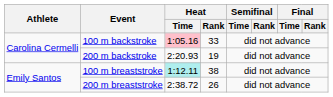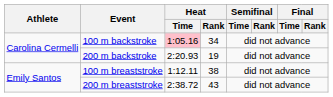(213, 41) 33 -> (213, 41) 34
(183, 70) paleturquoise background -> (183, 70) no background
(213, 85) 26 -> (213, 85) 43
